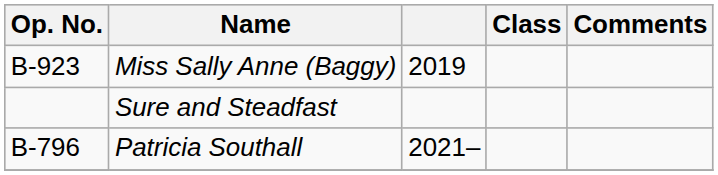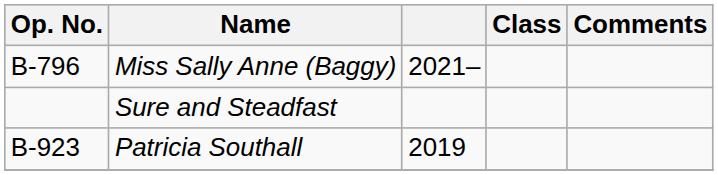(45, 66) B-923 -> (45, 66) B-796
(437, 66) 2019 -> (444, 66) 2021–
(45, 148) B-796 -> (45, 148) B-923
(444, 148) 2021– -> (437, 148) 2019
